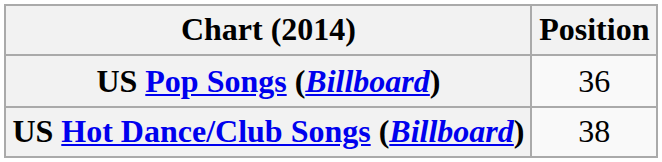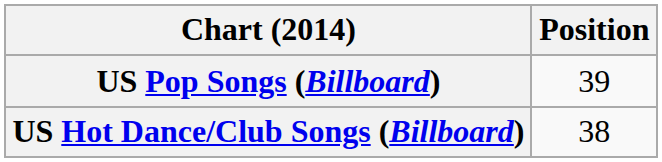(594, 80) 36 -> (594, 80) 39
